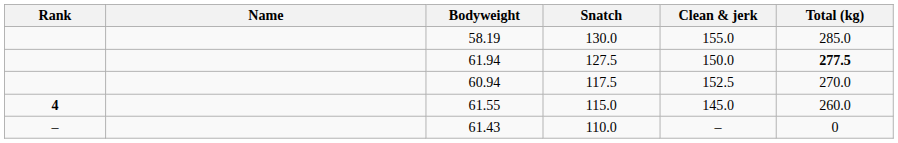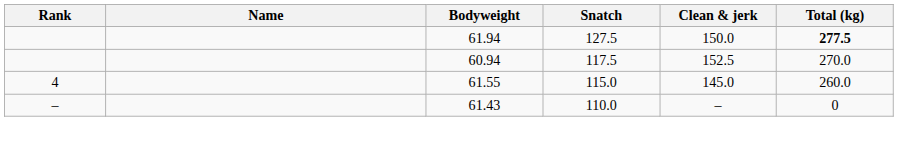- row: (484, 37)
(55, 104) bold -> (55, 82) normal
